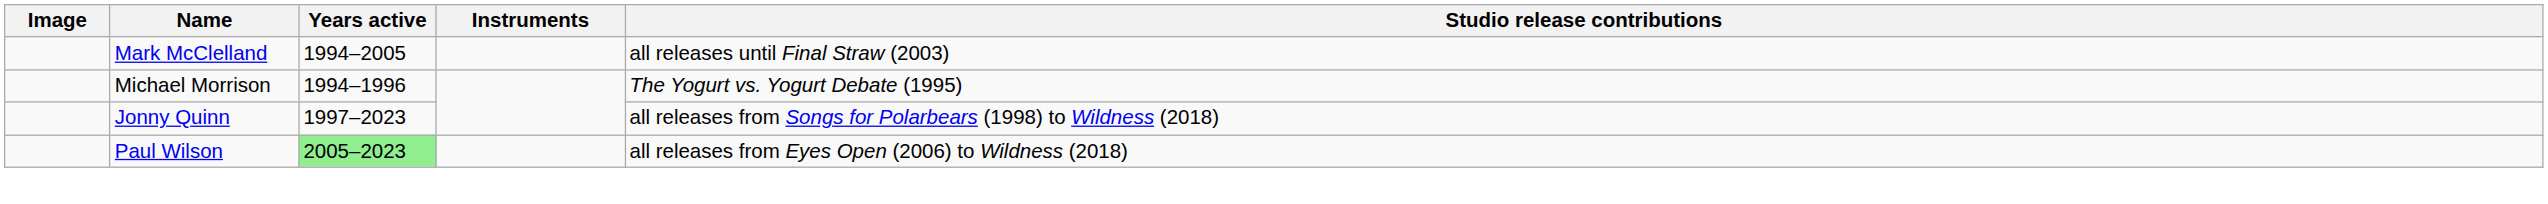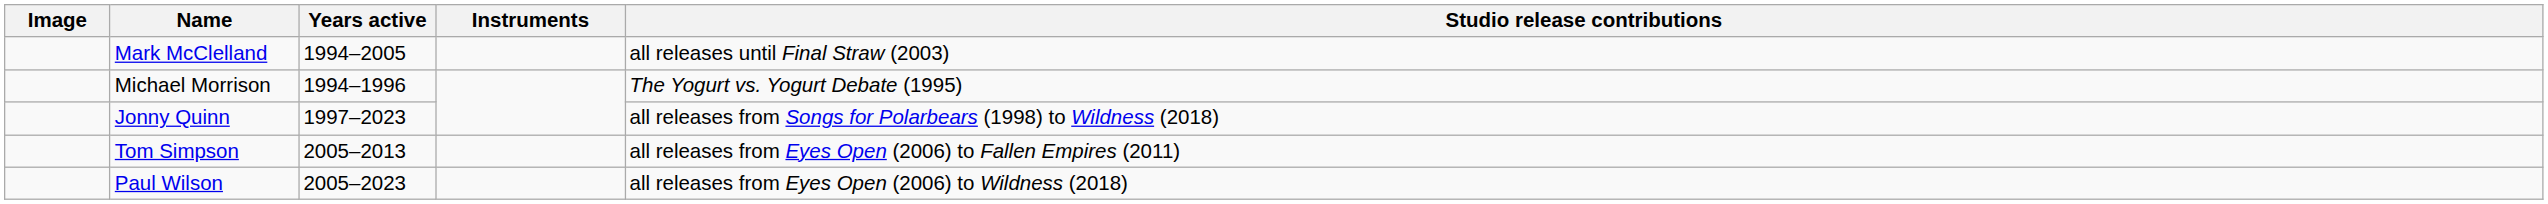+ row: (177, 150)
(355, 150) lightgreen background -> (355, 183) no background
